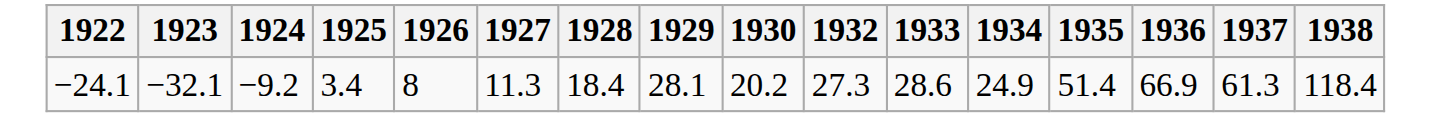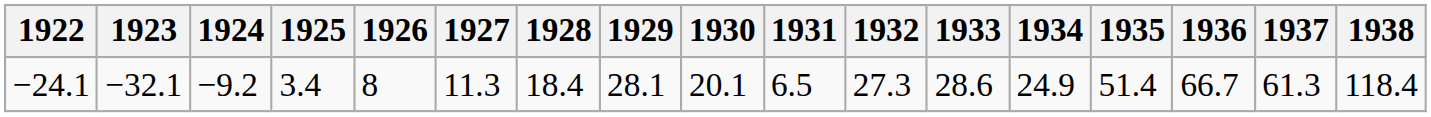+ column: (804, 30)
(759, 83) 20.2 -> (718, 83) 20.1
(1169, 83) 66.9 -> (1210, 83) 66.7
